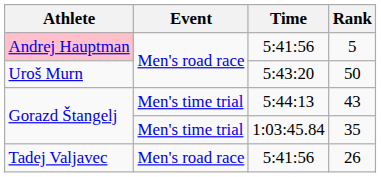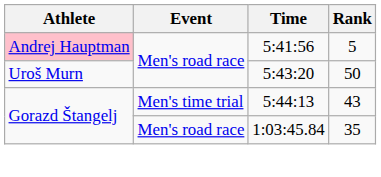(191, 129) Men's time trial -> (191, 129) Men's road race
- row: (352, 157)
